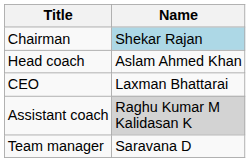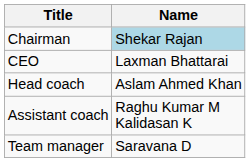rows swapped: (23, 84) <-> (46, 61)
(168, 115) lightgrey background -> (168, 115) no background
